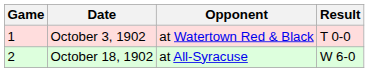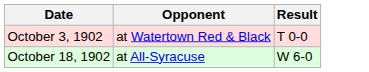- column: (26, 15)
